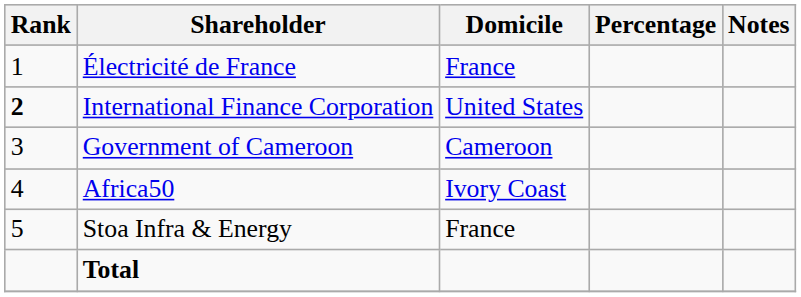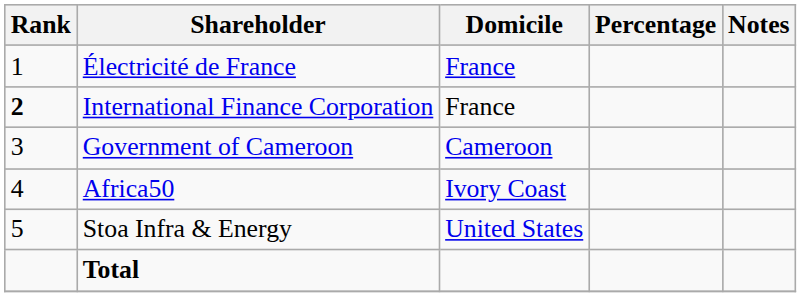(514, 106) United States -> (480, 106) France
(480, 229) France -> (514, 229) United States
